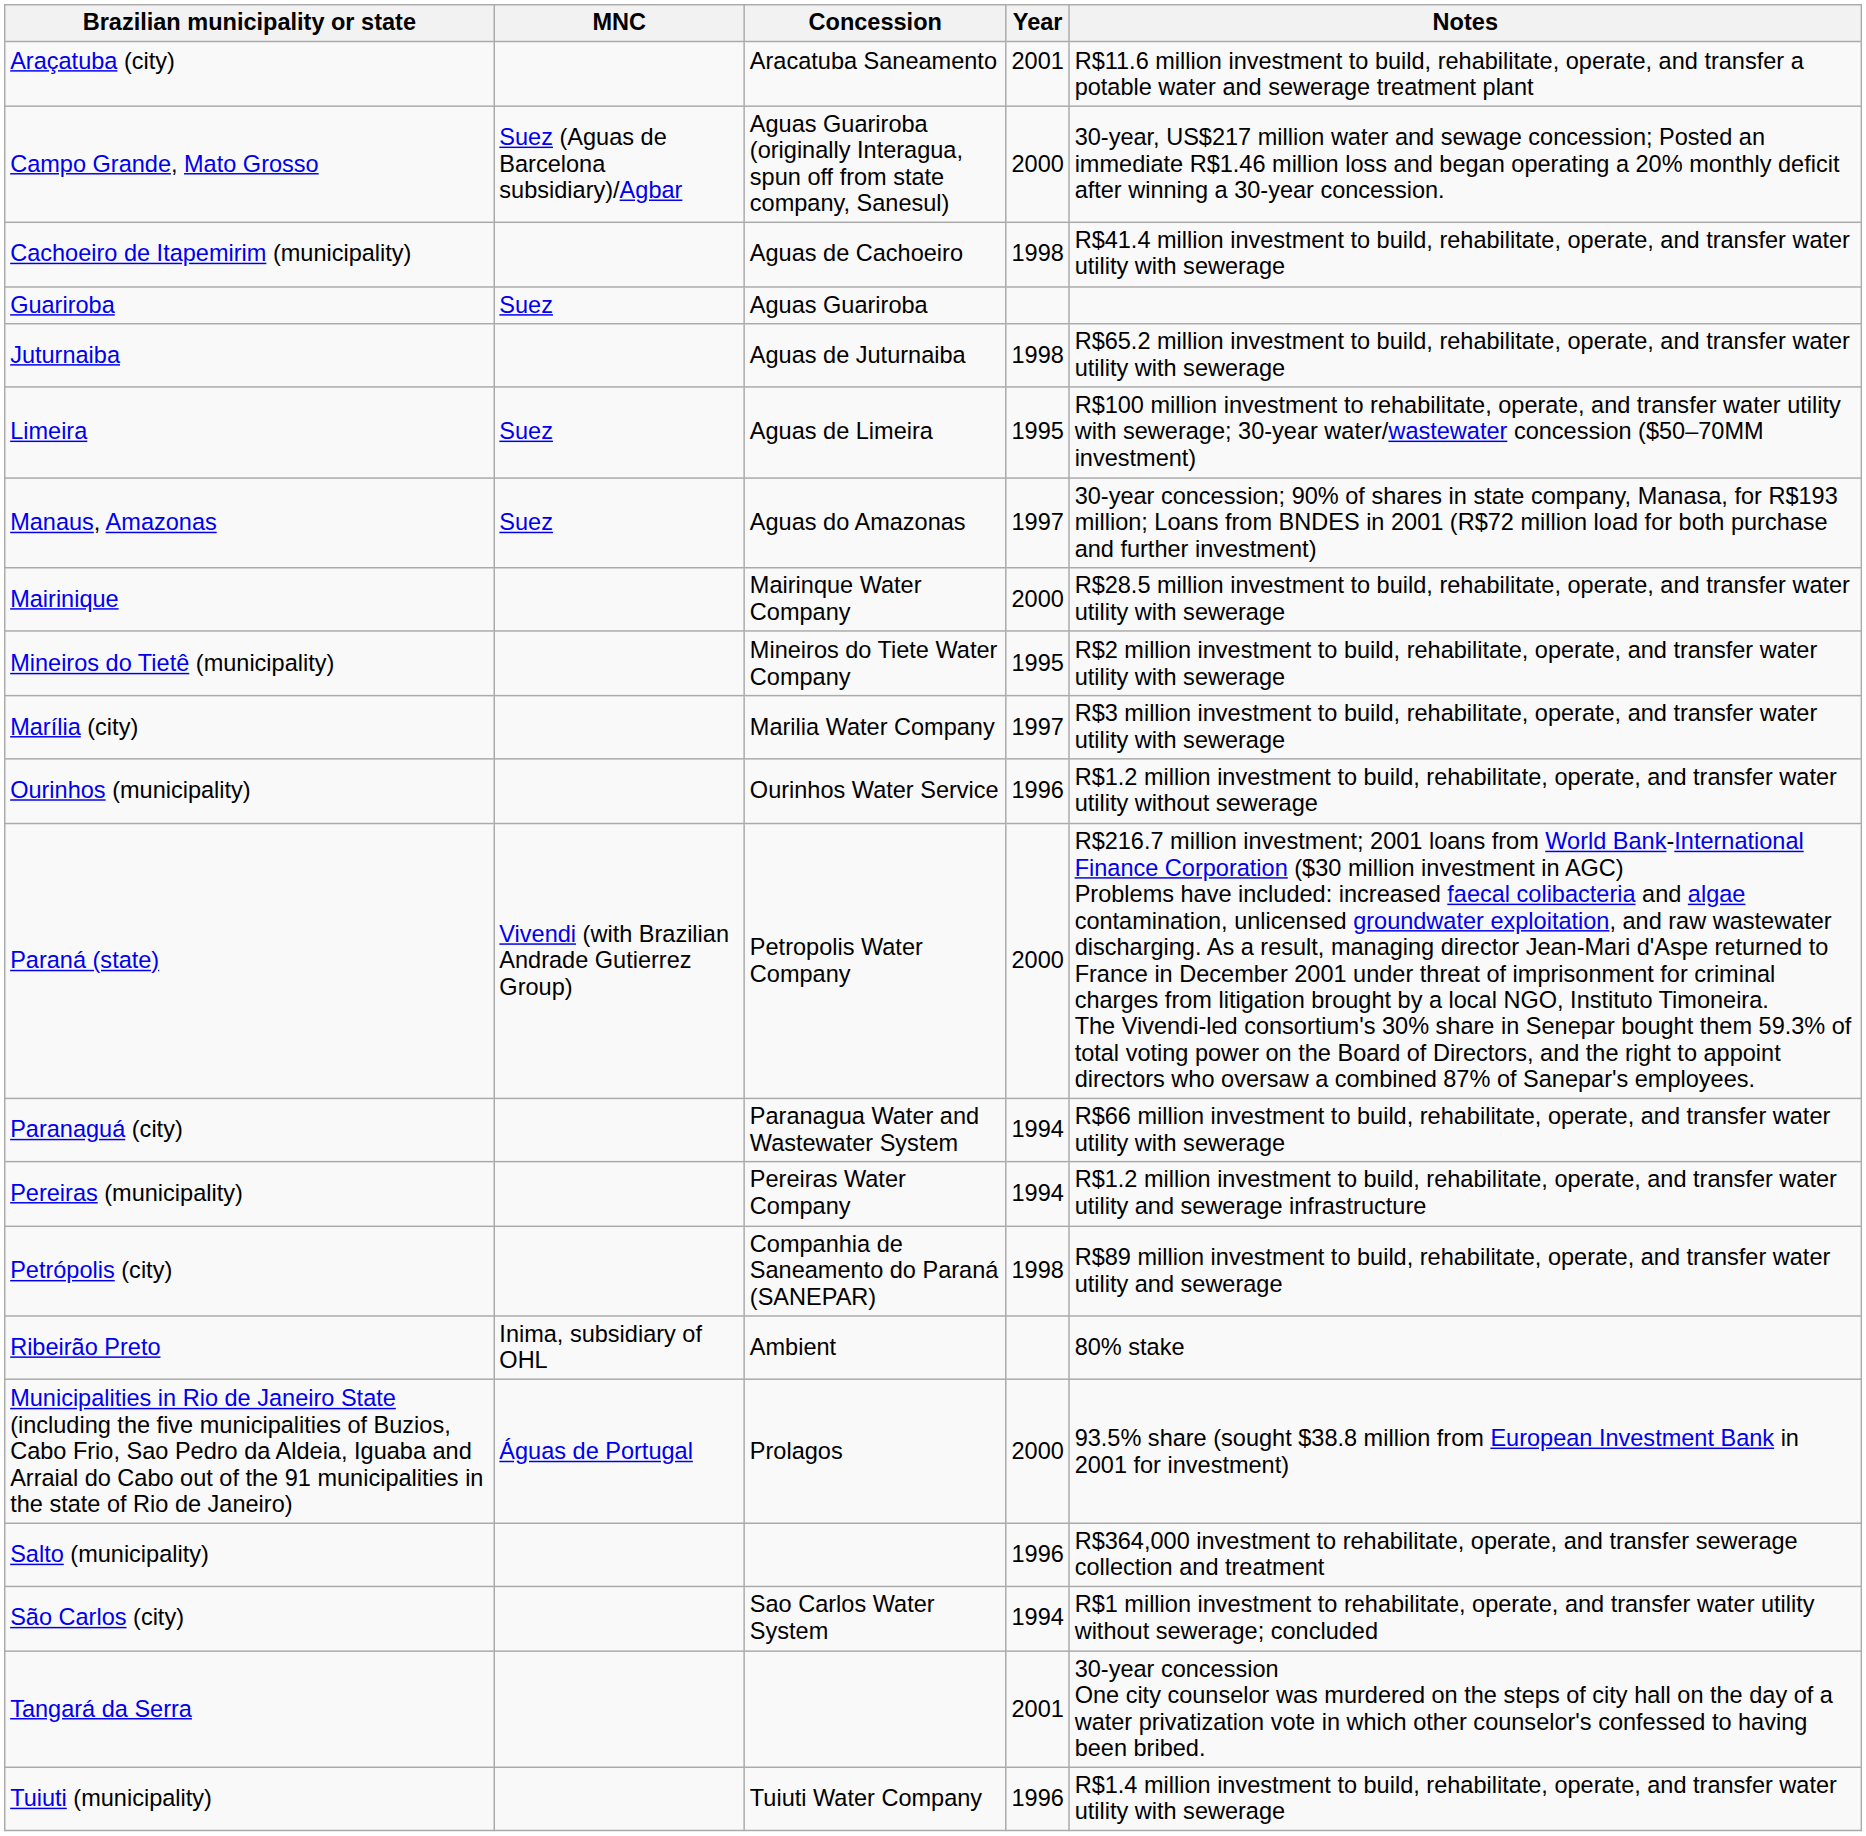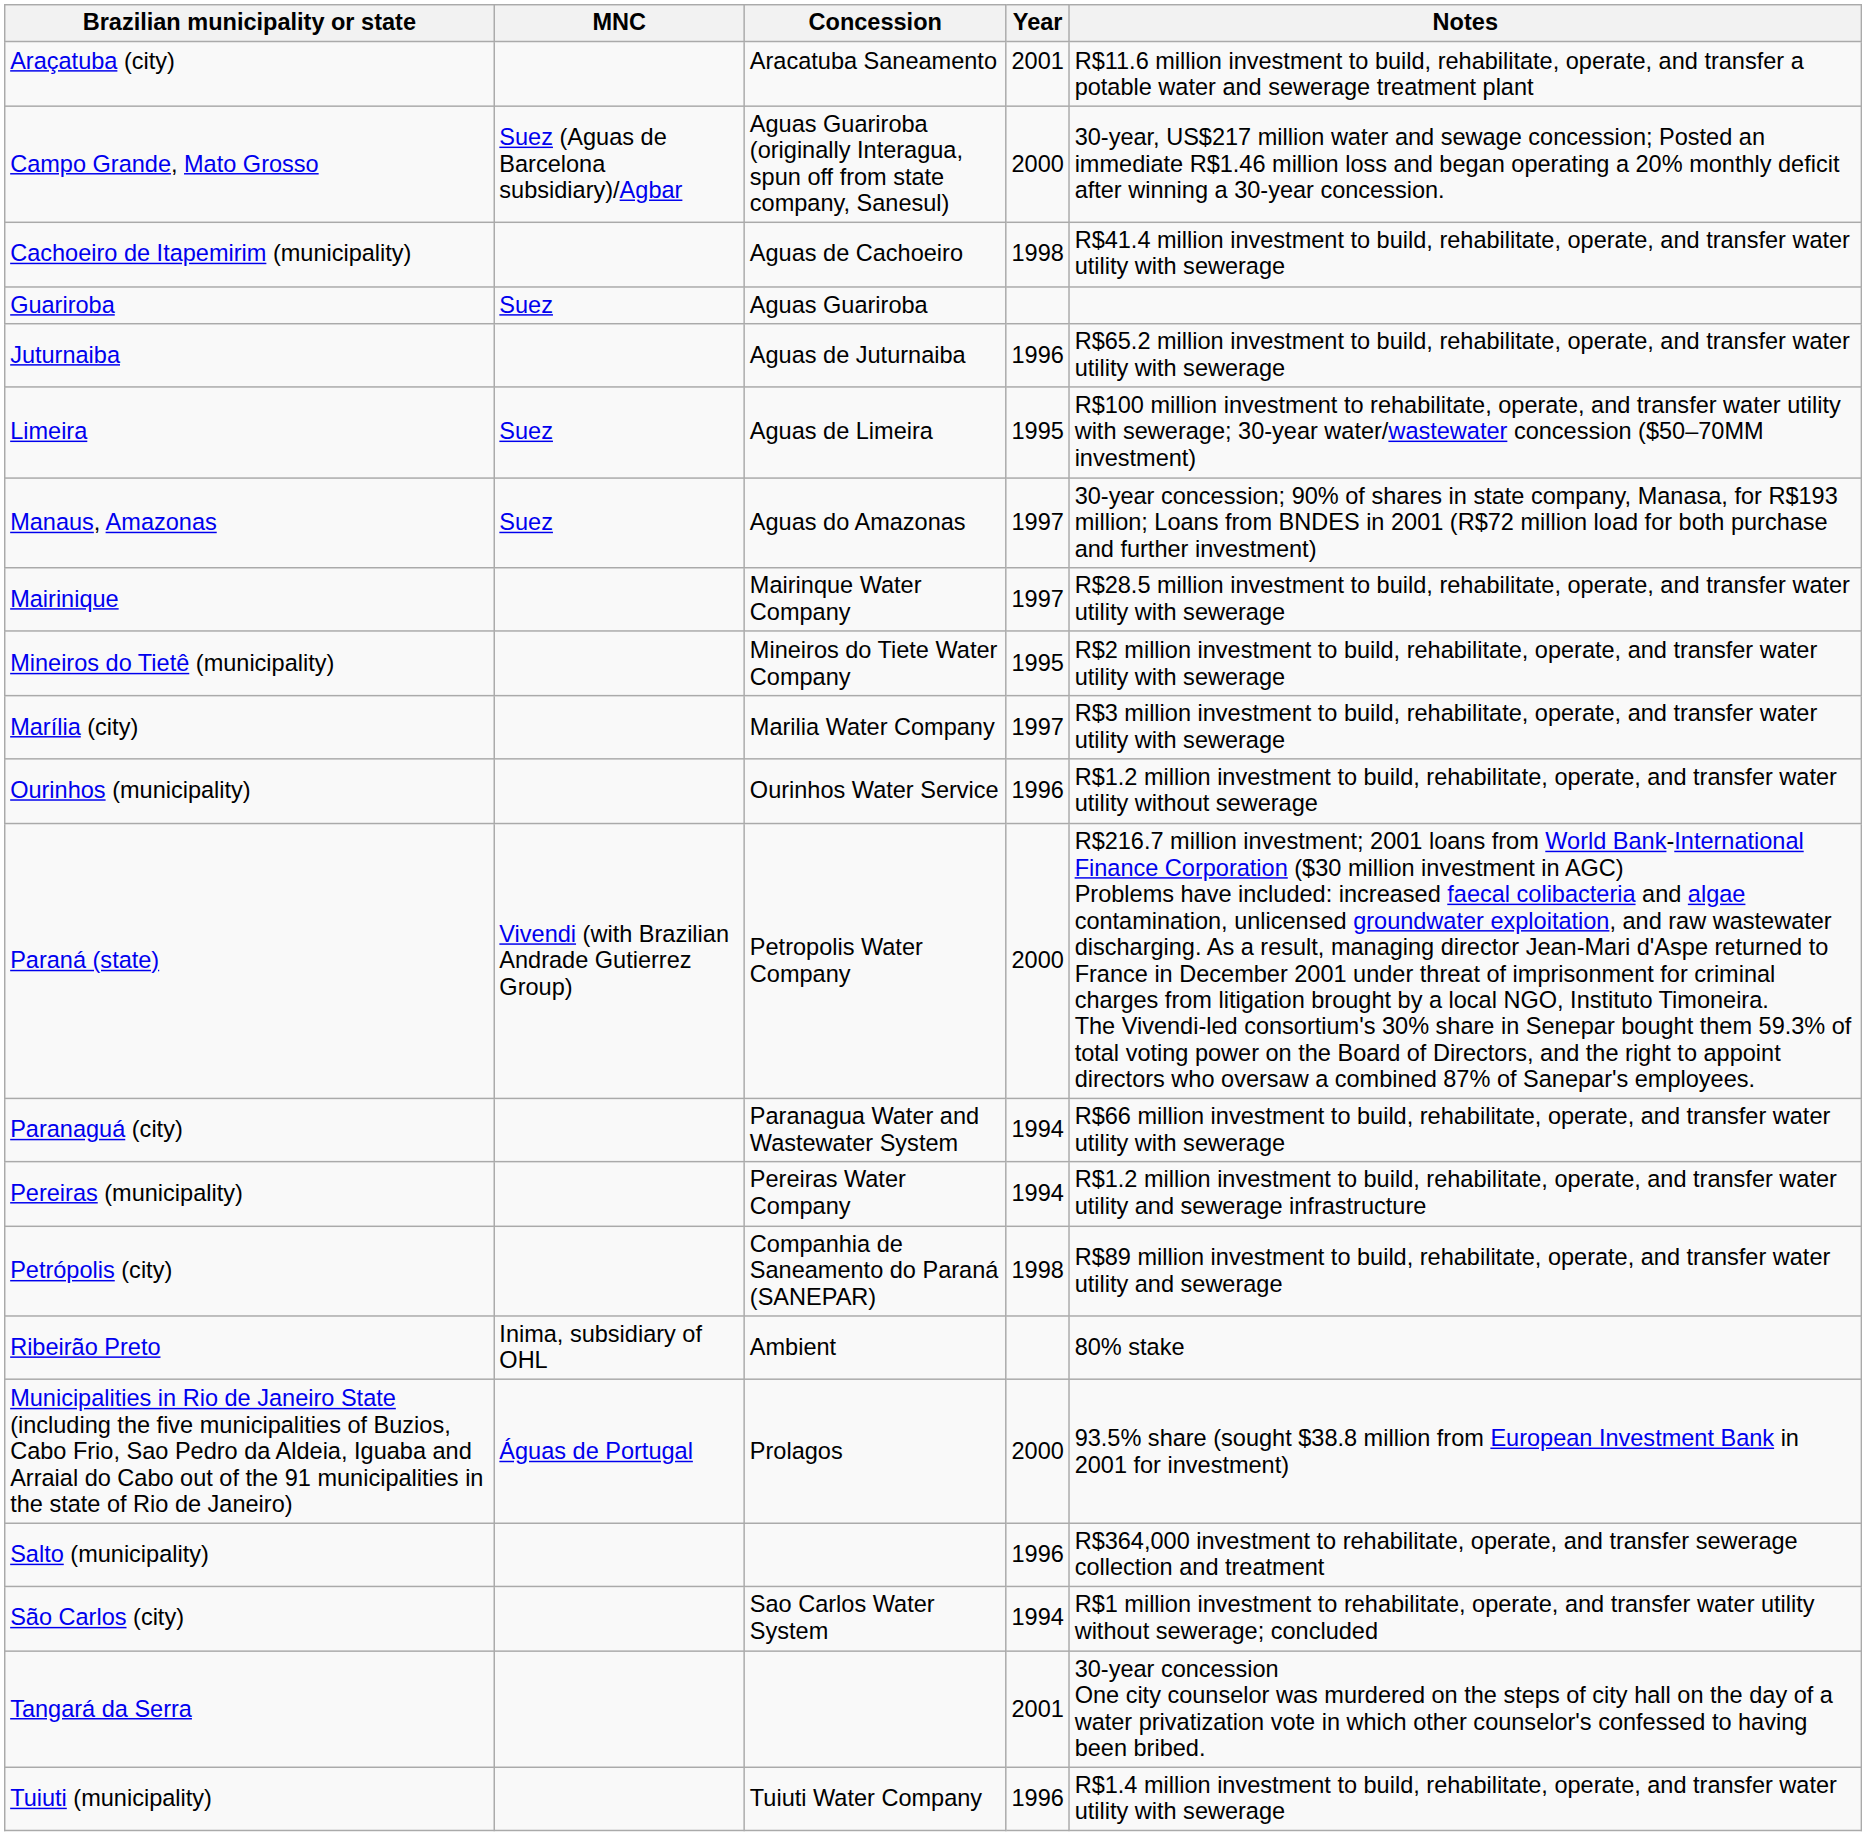(1038, 355) 1998 -> (1038, 355) 1996
(1038, 599) 2000 -> (1038, 599) 1997
